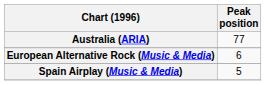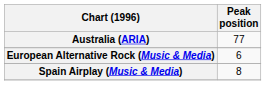(239, 71) 5 -> (239, 71) 8
